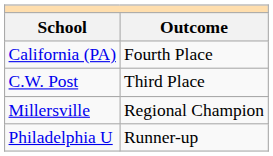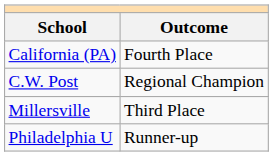(164, 82) Third Place -> (194, 82) Regional Champion
(194, 109) Regional Champion -> (164, 109) Third Place
